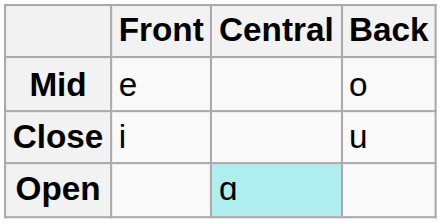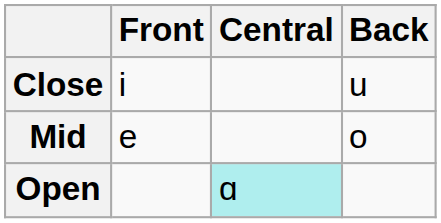rows swapped: (58, 136) <-> (58, 83)
